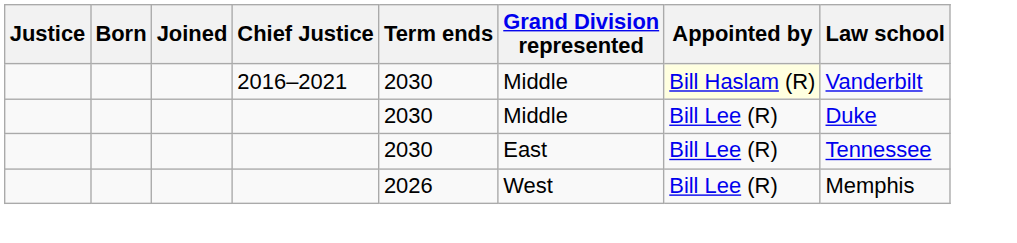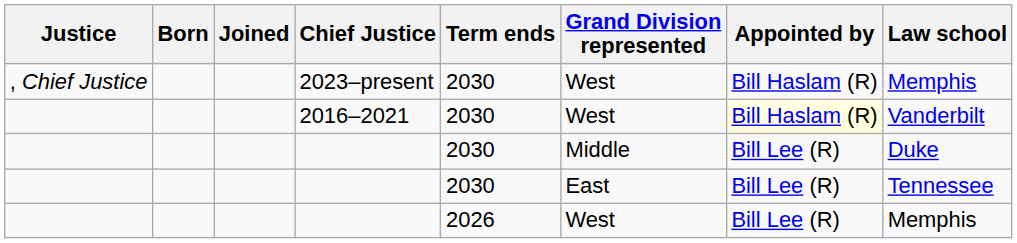+ row: (79, 81)
(536, 81) Middle -> (590, 116) West
